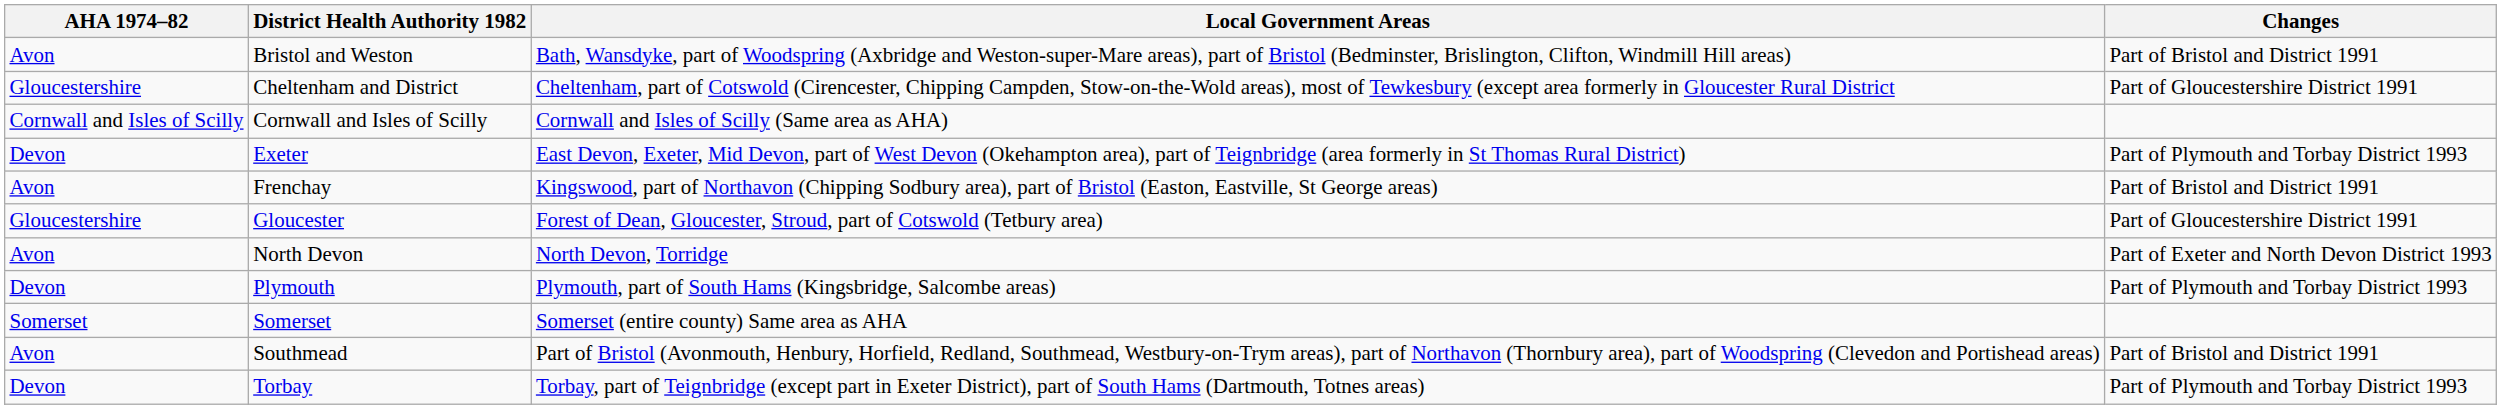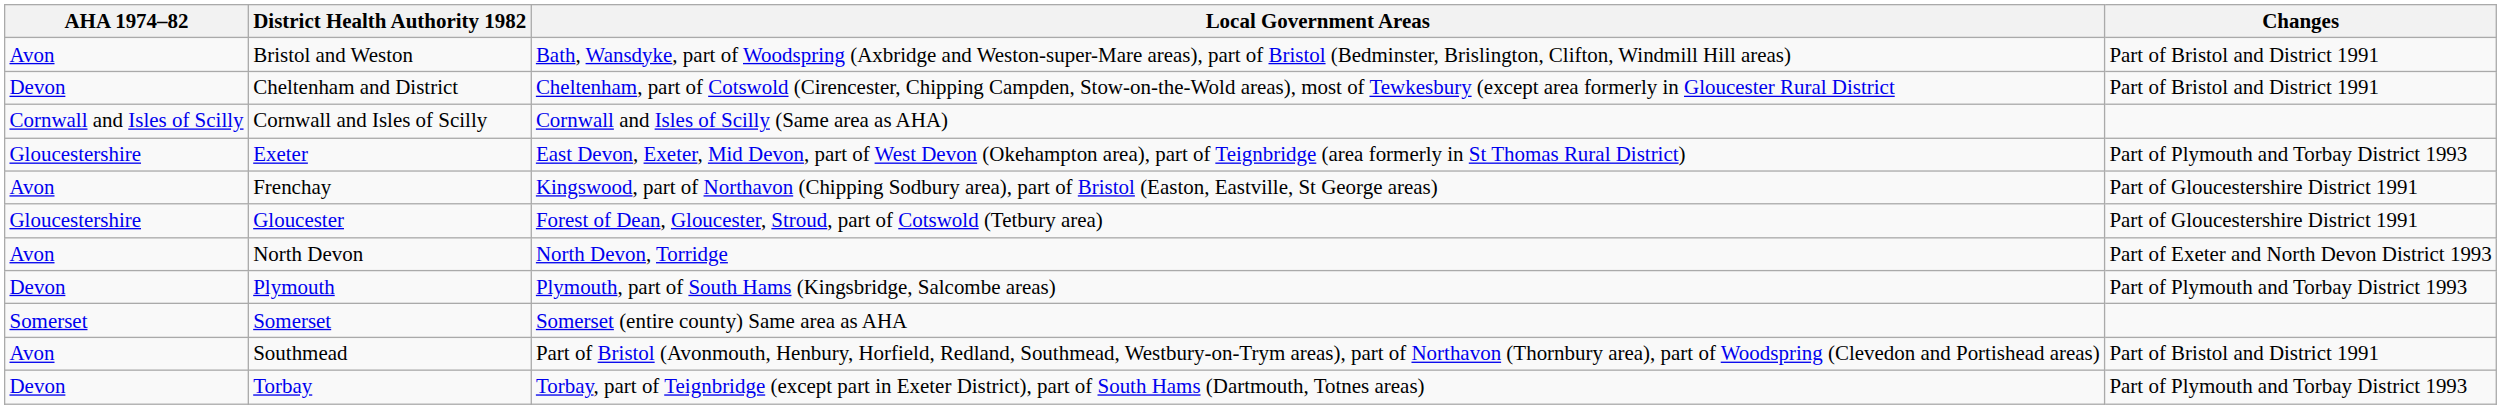(75, 87) Gloucestershire -> (37, 87) Devon
(2264, 87) Part of Gloucestershire District 1991 -> (2244, 87) Part of Bristol and District 1991
(37, 154) Devon -> (75, 154) Gloucestershire
(2244, 187) Part of Bristol and District 1991 -> (2264, 187) Part of Gloucestershire District 1991
